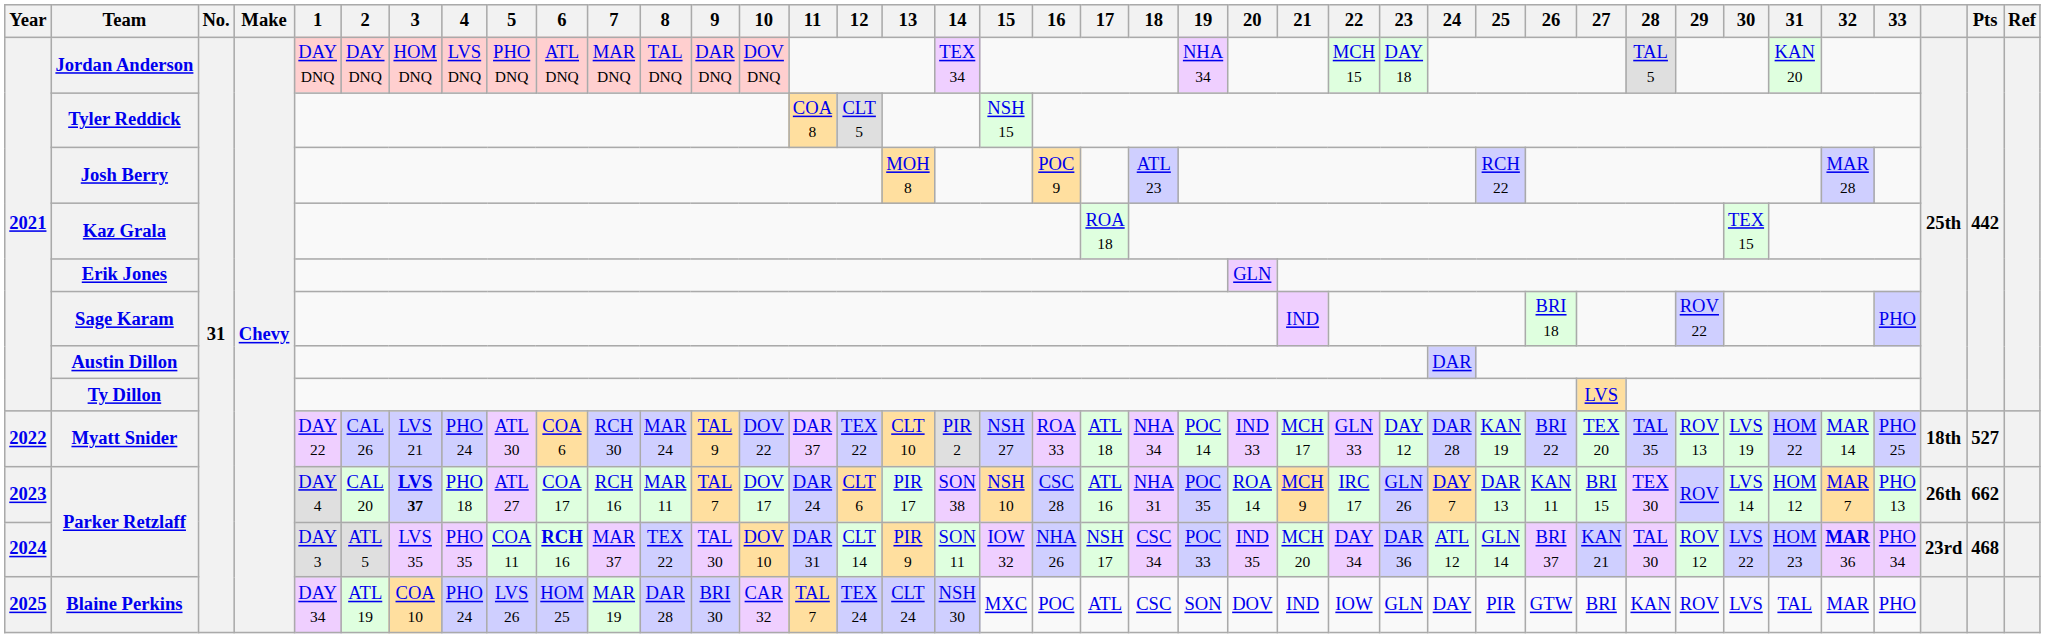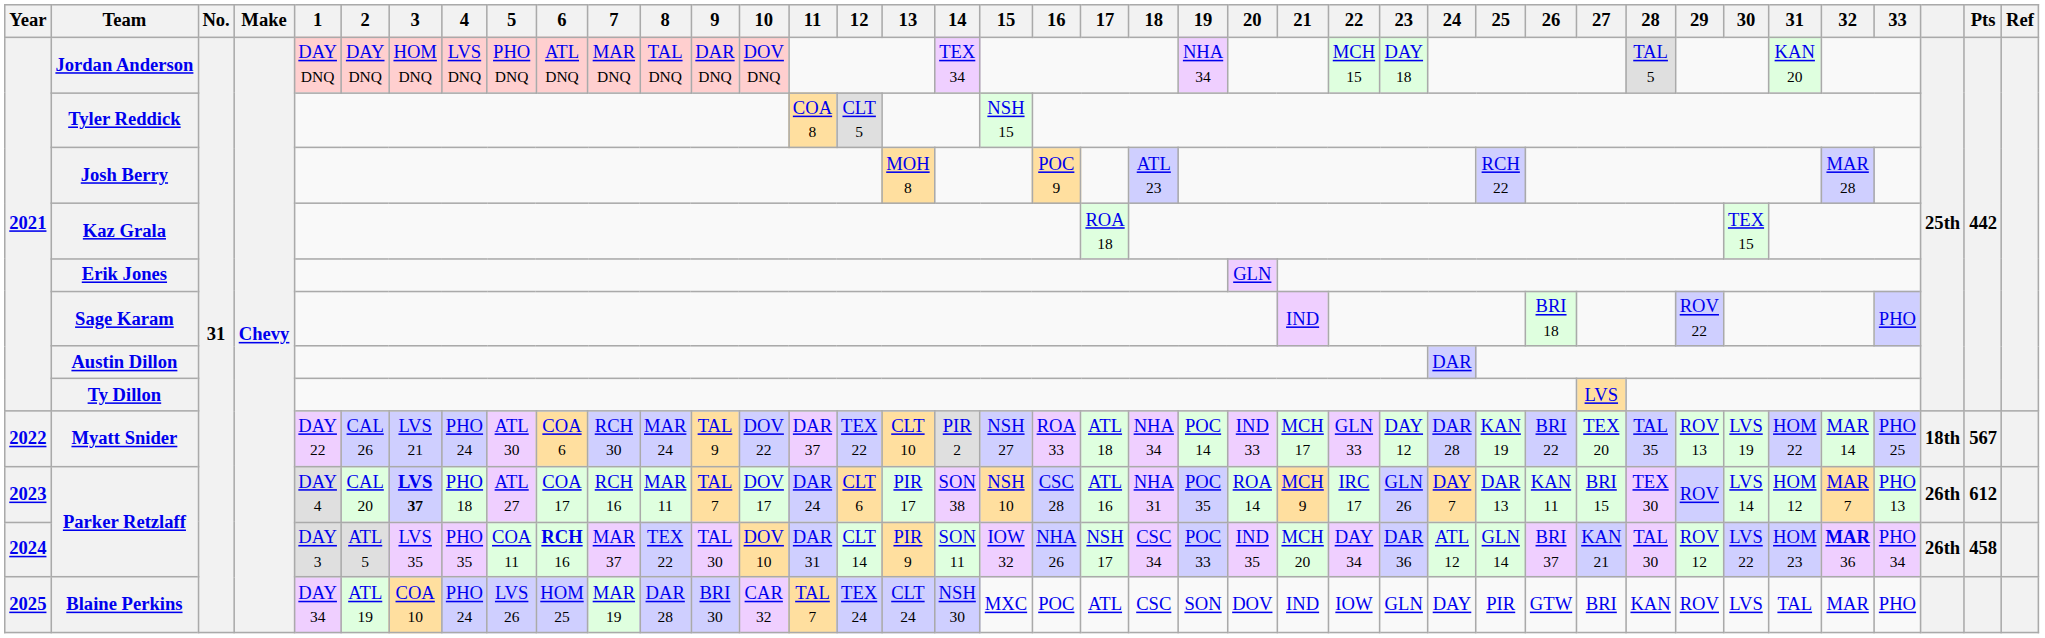(1985, 438) 527 -> (1983, 438) 567
(1985, 493) 662 -> (1983, 493) 612
(1944, 549) 23rd -> (1943, 549) 26th
(1985, 549) 468 -> (1983, 549) 458
